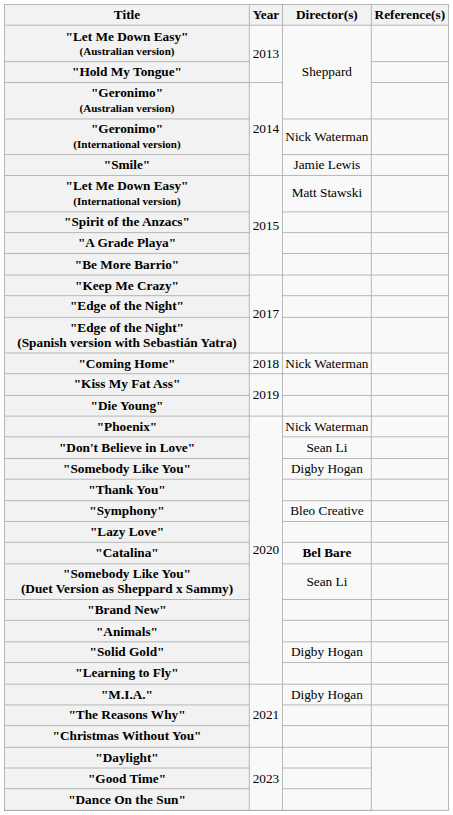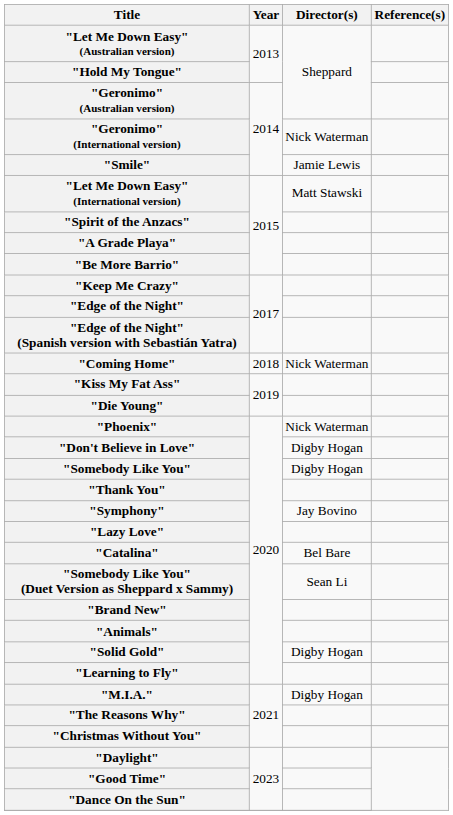(327, 447) Sean Li -> (327, 447) Digby Hogan
(327, 510) Bleo Creative -> (327, 510) Jay Bovino
(327, 553) bold -> (327, 553) normal
